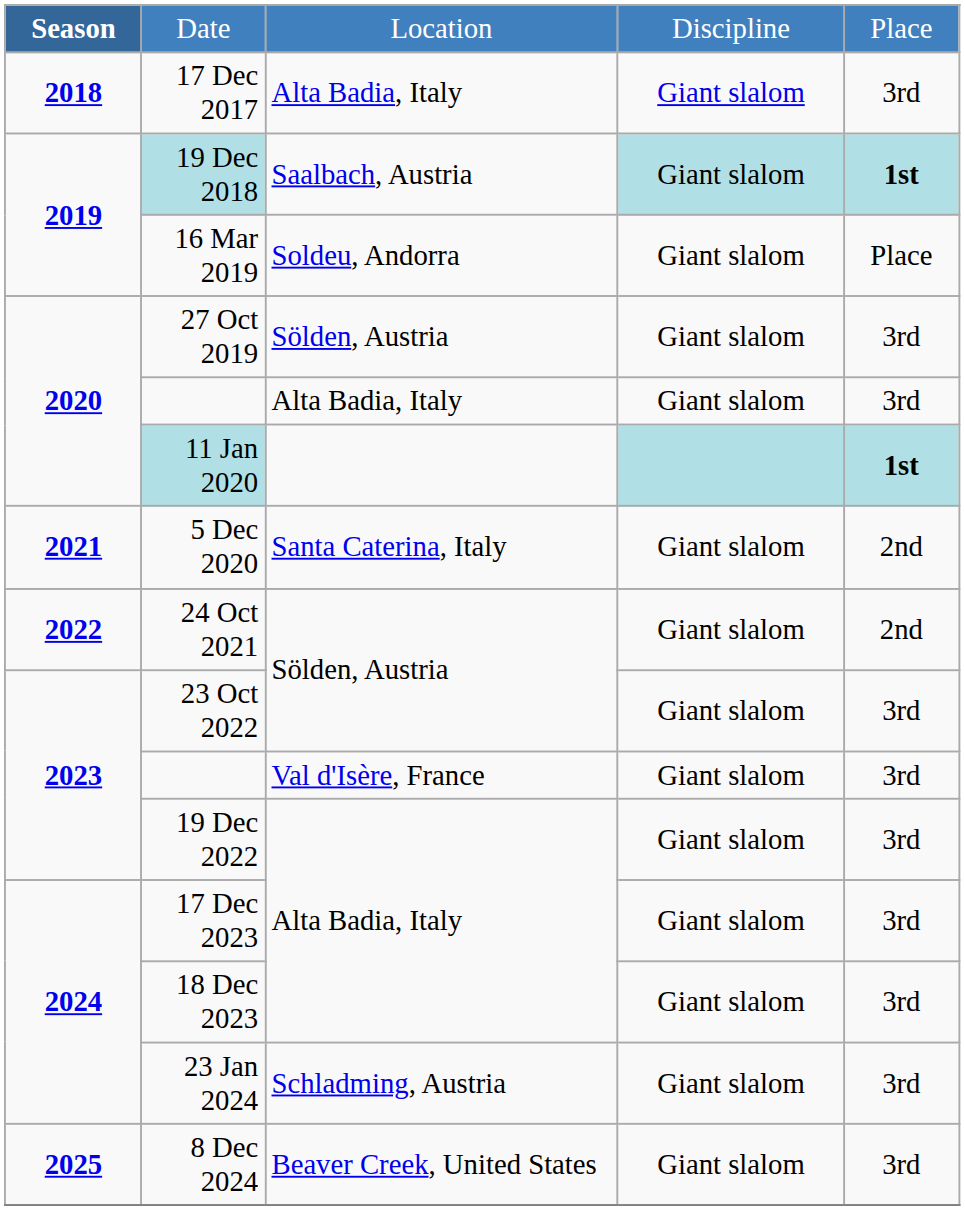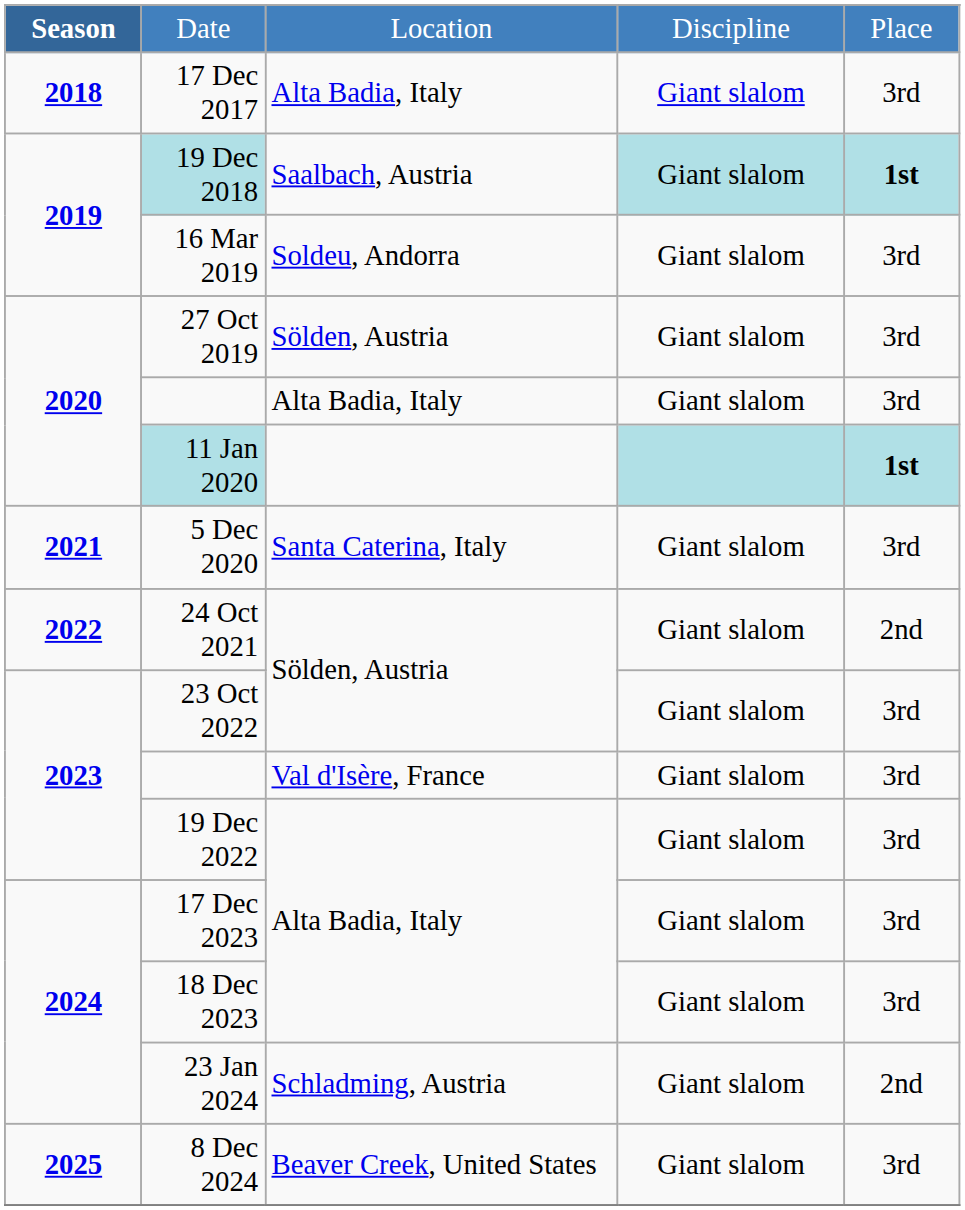(901, 255) Place -> (901, 255) 3rd
(901, 547) 2nd -> (901, 547) 3rd
(901, 1082) 3rd -> (901, 1082) 2nd
